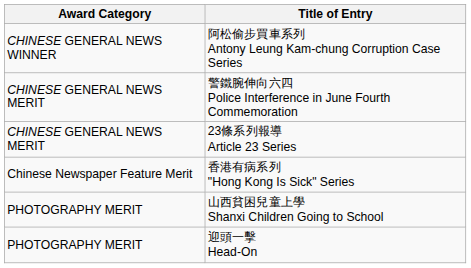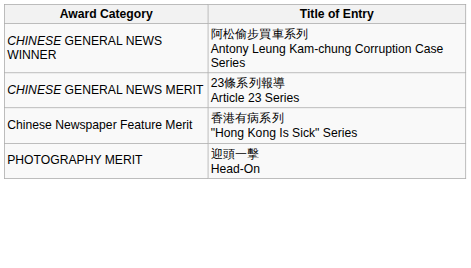- row: (299, 97)
- row: (296, 210)
